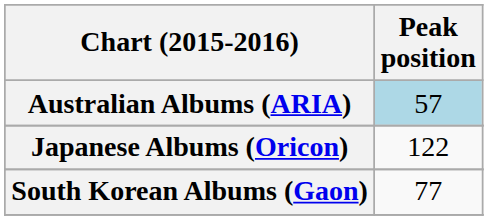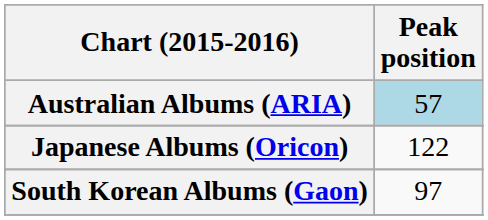(428, 191) 77 -> (428, 191) 97
